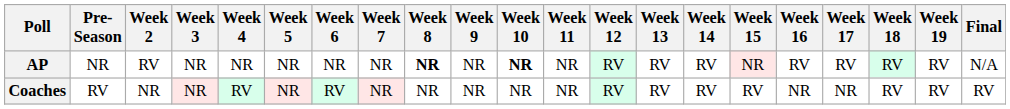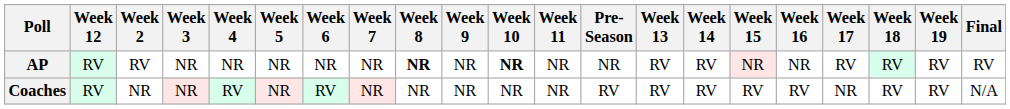columns swapped: (98, 27) <-> (613, 27)
(799, 64) RV -> (799, 64) NR
(984, 64) N/A -> (984, 64) RV
(799, 91) NR -> (799, 91) RV
(984, 91) RV -> (984, 91) N/A
